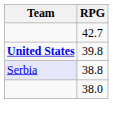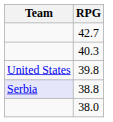+ row: (89, 51)
(41, 51) bold -> (39, 70) normal
